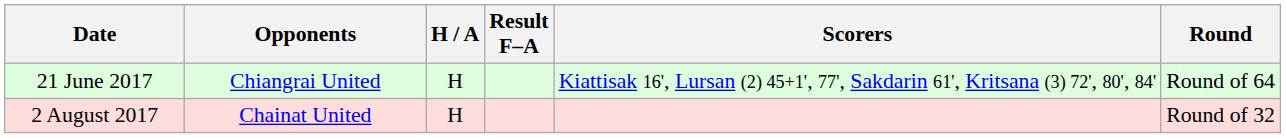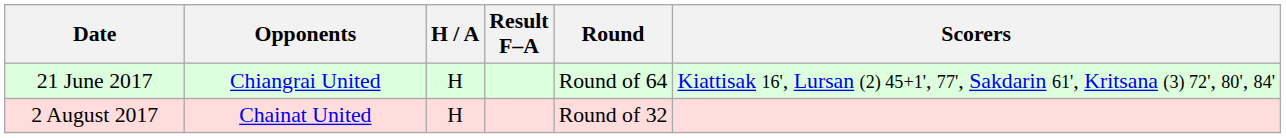columns swapped: (857, 33) <-> (1221, 33)
